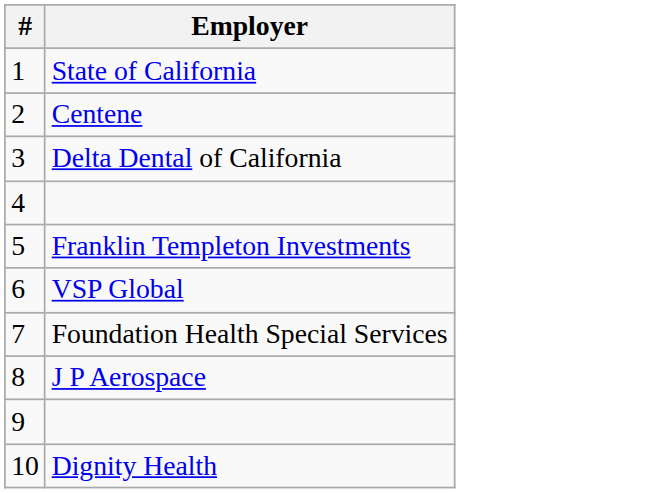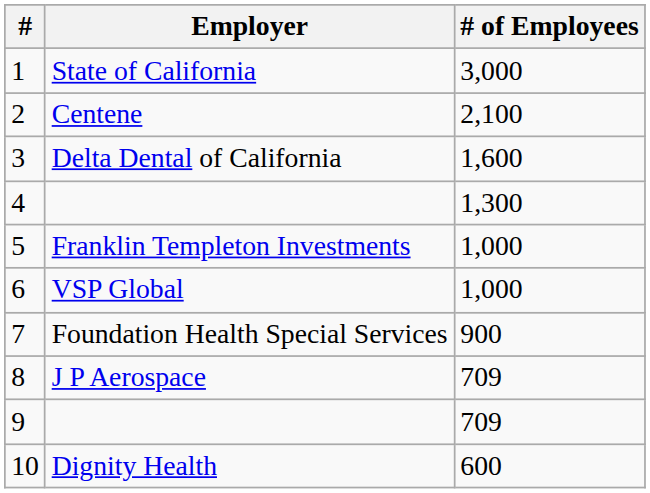+ column: (550, 26)
